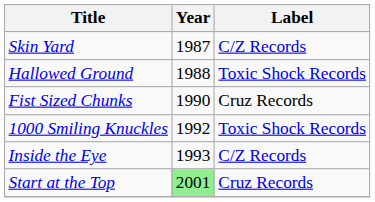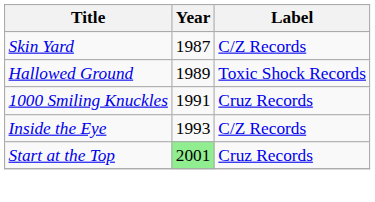(193, 73) 1988 -> (193, 73) 1989
- row: (70, 100)
(193, 127) 1992 -> (193, 100) 1991
(292, 127) Toxic Shock Records -> (266, 100) Cruz Records
